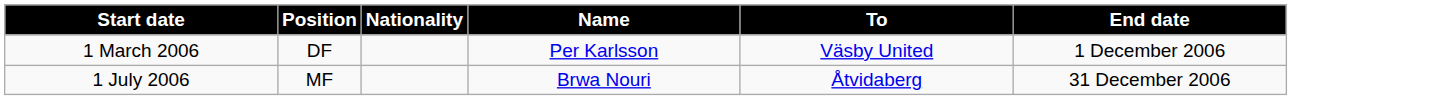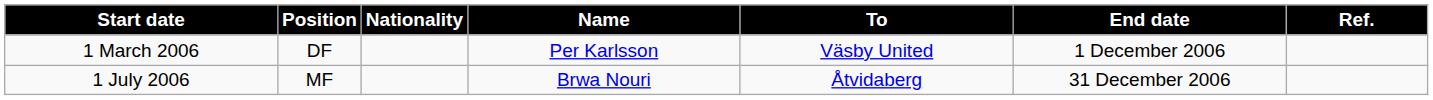+ column: (1357, 20)
